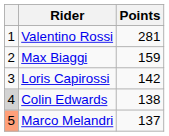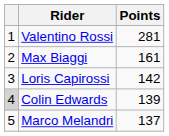(149, 58) 159 -> (149, 58) 161
(149, 100) 138 -> (149, 100) 139
(11, 121) lightsalmon background -> (11, 121) no background
